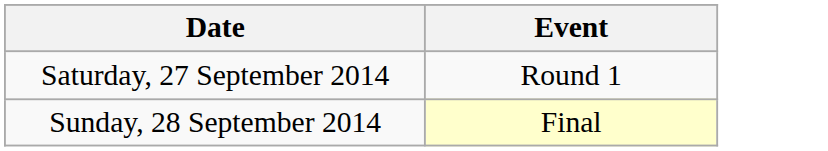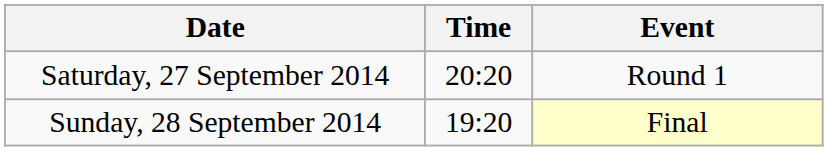+ column: (479, 27)
